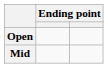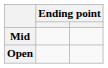rows swapped: (20, 54) <-> (20, 36)
